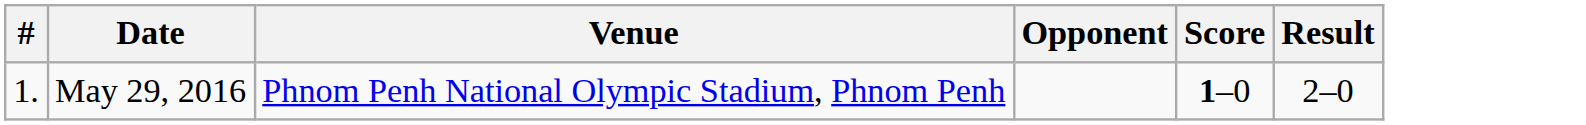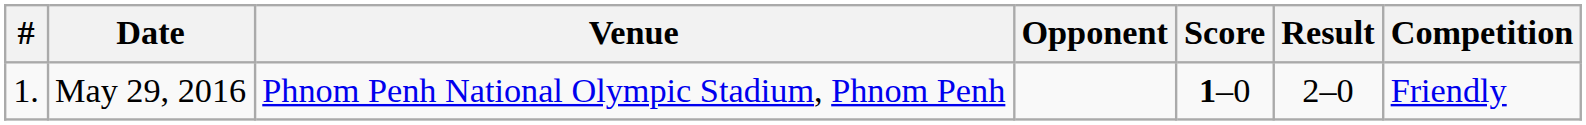+ column: (1482, 33)
